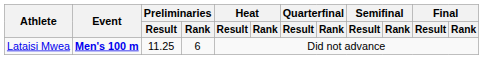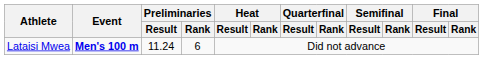(161, 46) 11.25 -> (161, 46) 11.24
